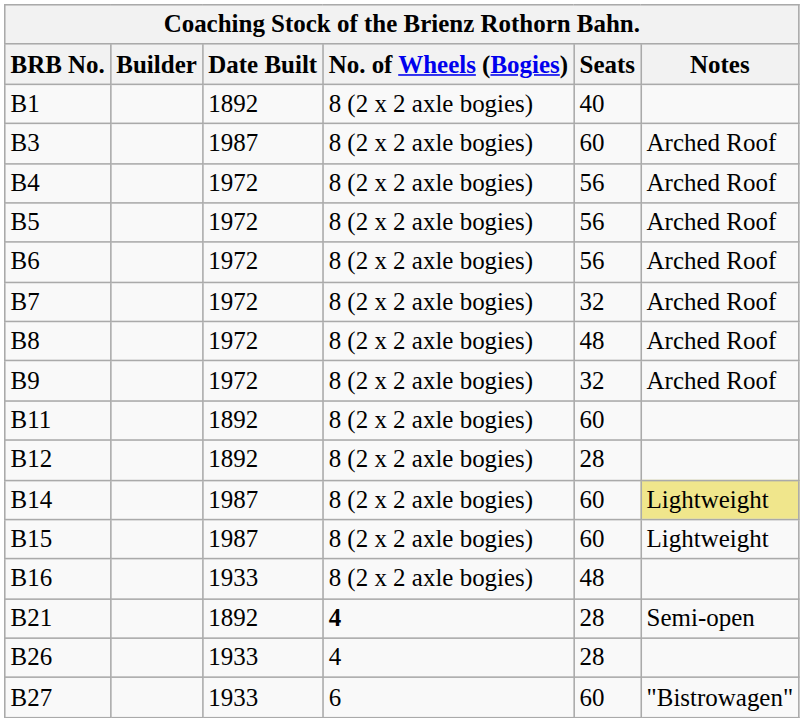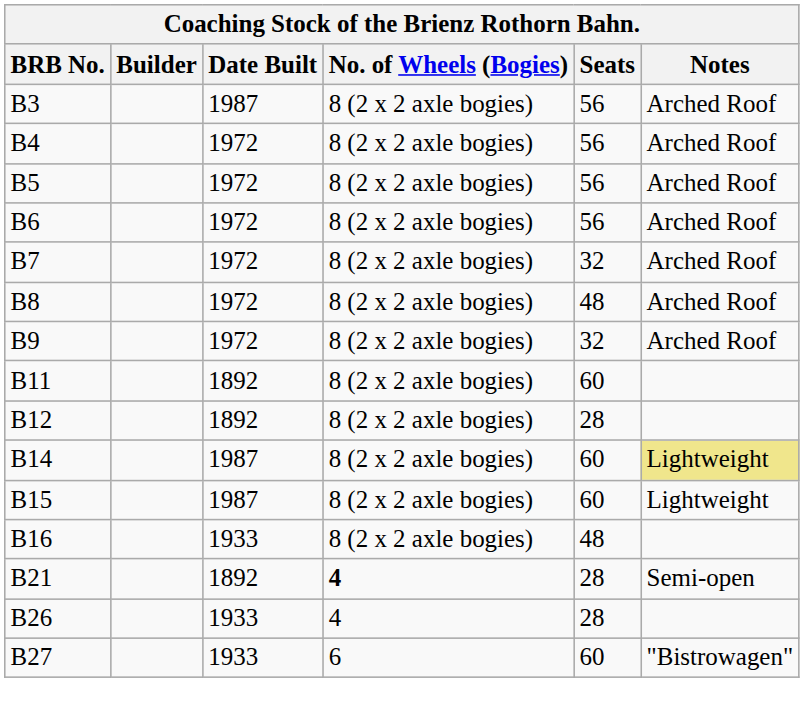- row: (25, 103)
(592, 143) 60 -> (592, 103) 56
